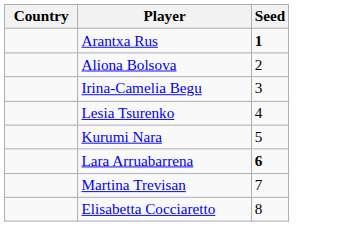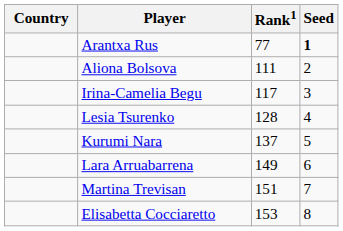+ column: (276, 18)
(259, 161) bold -> (307, 165) normal
